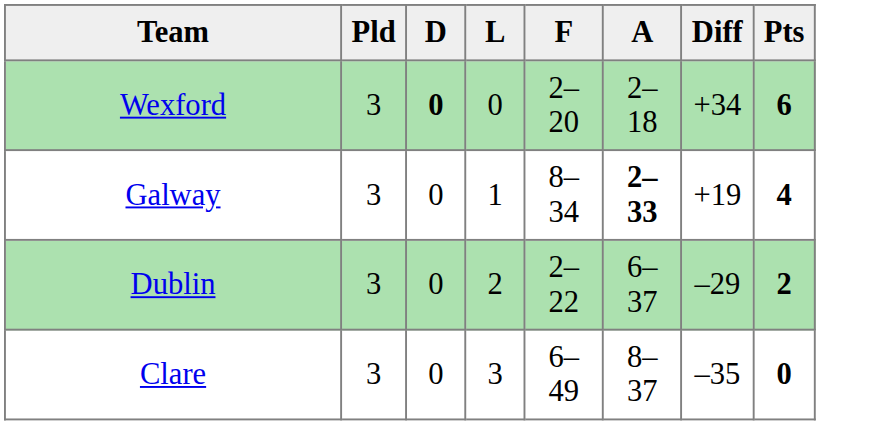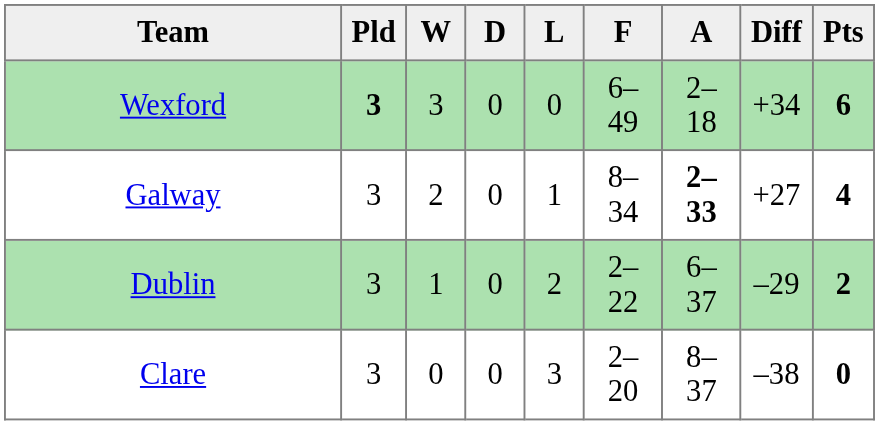+ column: (436, 32)
(374, 104) normal -> (374, 104) bold
(436, 104) bold -> (495, 104) normal
(564, 104) 2–20 -> (623, 104) 6–49
(717, 194) +19 -> (777, 194) +27
(564, 374) 6–49 -> (623, 374) 2–20
(717, 374) –35 -> (777, 374) –38
